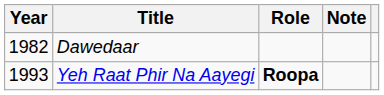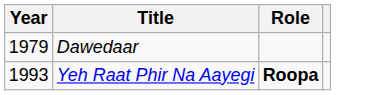- column: (347, 18)
(29, 47) 1982 -> (29, 47) 1979
